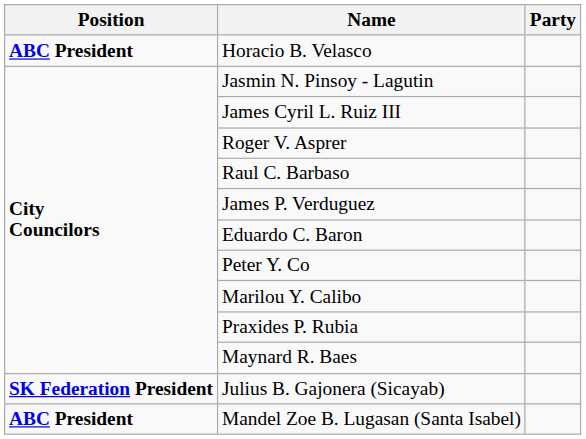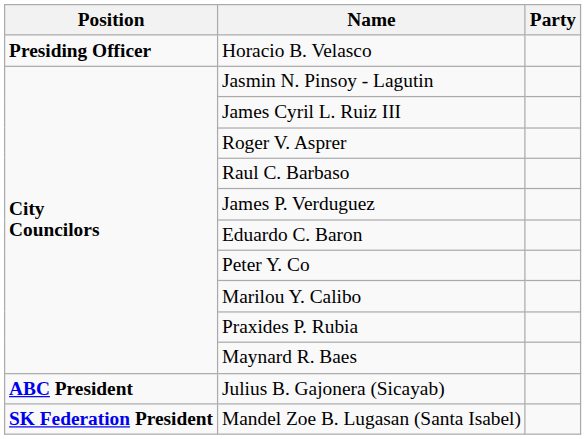(71, 50) ABC President -> (80, 50) Presiding Officer
(111, 388) SK Federation President -> (71, 388) ABC President
(71, 419) ABC President -> (111, 419) SK Federation President
